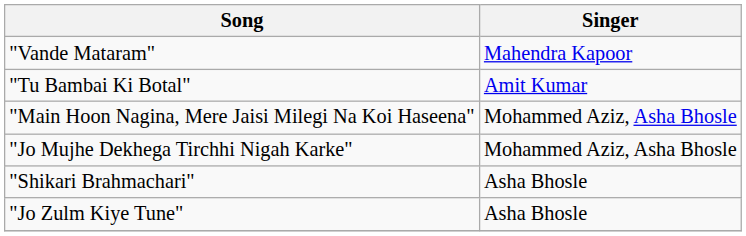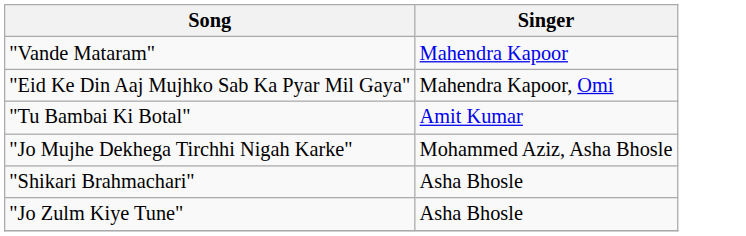+ row: (210, 85)
- row: (242, 117)
